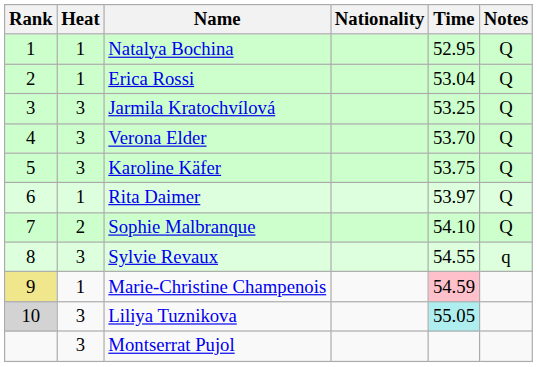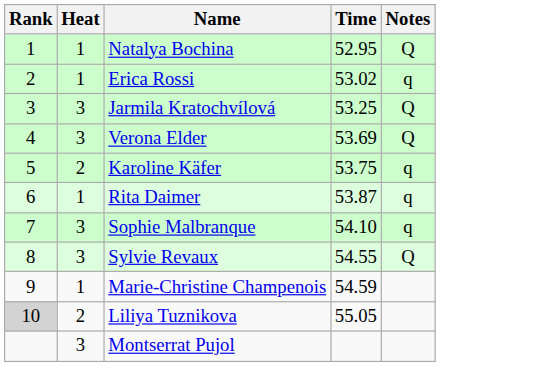- column: (380, 19)
(454, 78) 53.04 -> (356, 78) 53.02
(506, 78) Q -> (408, 78) q
(454, 138) 53.70 -> (356, 138) 53.69
(80, 167) 3 -> (80, 167) 2
(506, 167) Q -> (408, 167) q
(454, 197) 53.97 -> (356, 197) 53.87
(506, 197) Q -> (408, 197) q
(80, 227) 2 -> (80, 227) 3
(506, 227) Q -> (408, 227) q
(506, 256) q -> (408, 256) Q
(31, 286) khaki background -> (31, 286) no background
(454, 286) pink background -> (356, 286) no background
(80, 316) 3 -> (80, 316) 2
(454, 316) paleturquoise background -> (356, 316) no background
